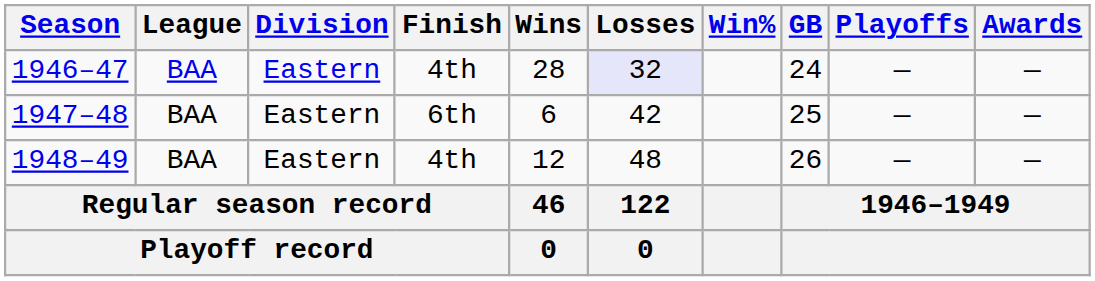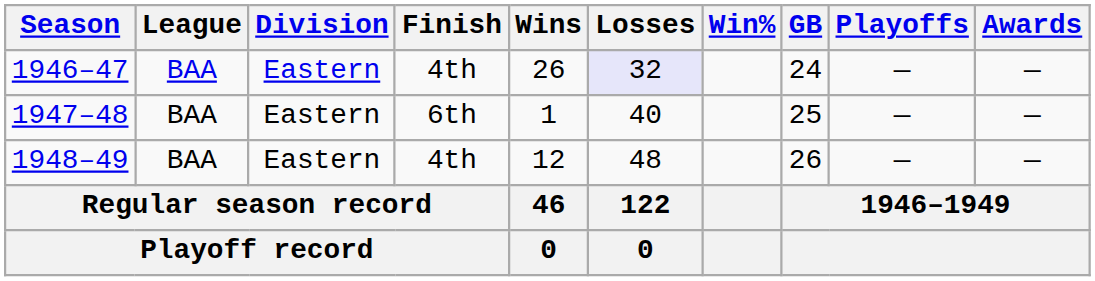(549, 73) 28 -> (549, 73) 26
(549, 118) 6 -> (549, 118) 1
(645, 118) 42 -> (645, 118) 40
